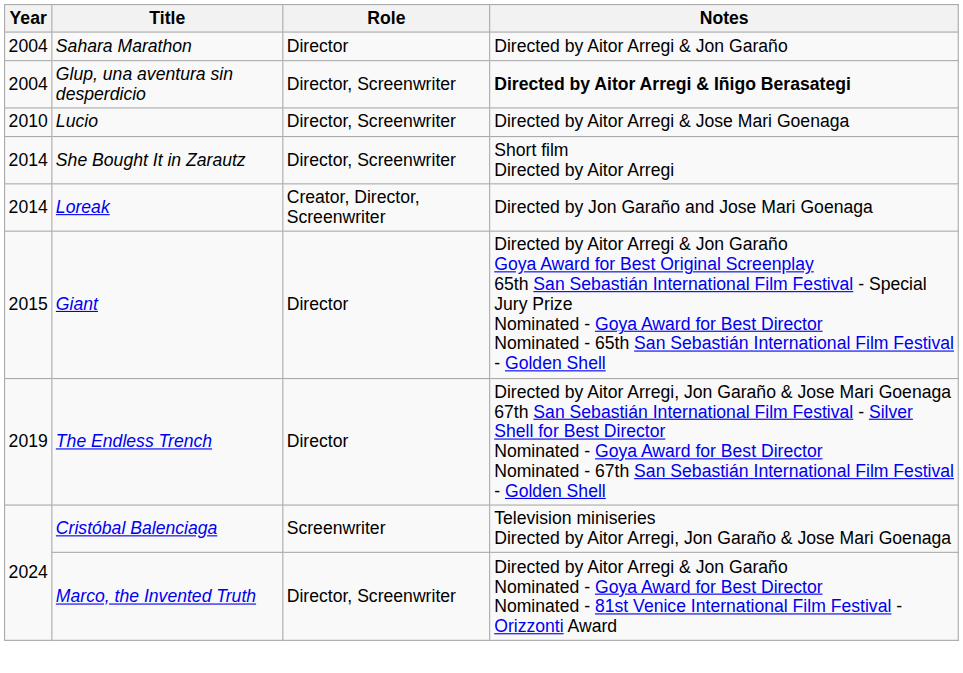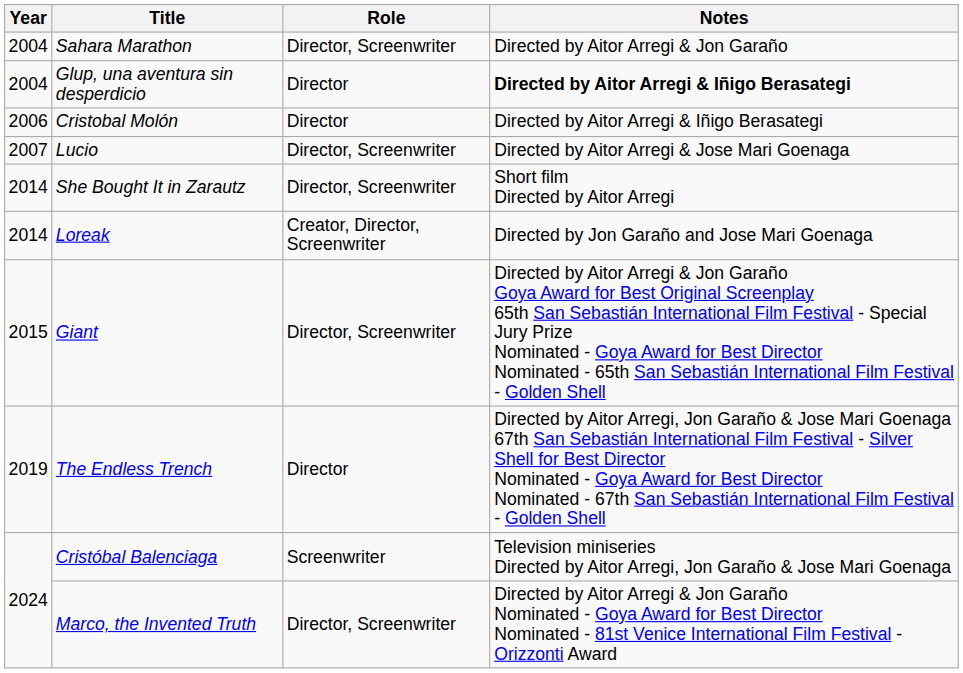(318, 46) Director -> (371, 46) Director, Screenwriter
(371, 84) Director, Screenwriter -> (318, 84) Director
+ row: (117, 121)
(28, 121) 2010 -> (28, 149) 2007
(318, 304) Director -> (371, 332) Director, Screenwriter
